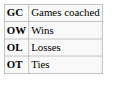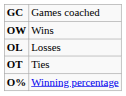+ row: (17, 82)
